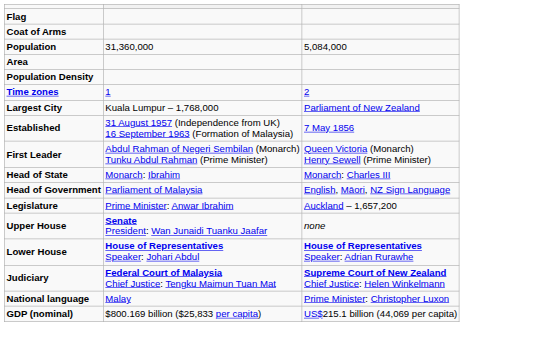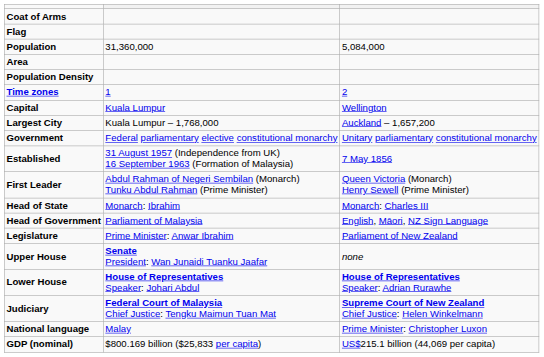rows swapped: (36, 31) <-> (16, 16)
+ row: (23, 107)
(362, 107) Parliament of New Zealand -> (388, 123) Auckland – 1,657,200
+ row: (35, 138)
(350, 205) Auckland – 1,657,200 -> (400, 236) Parliament of New Zealand
